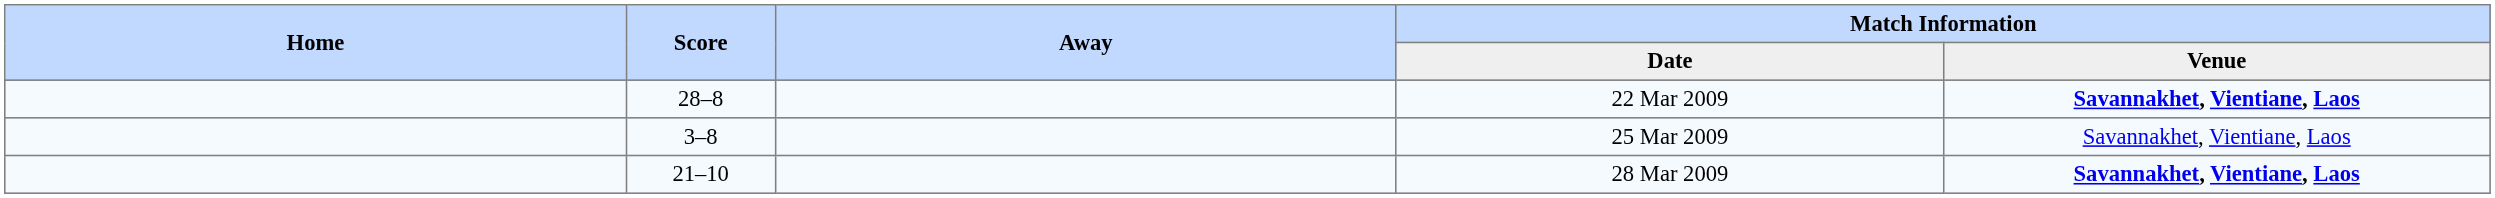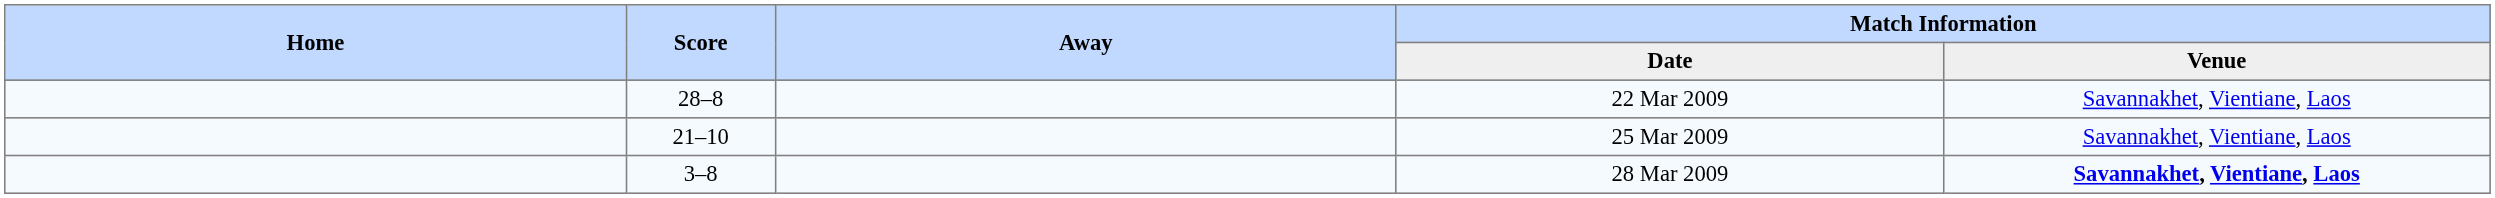(2217, 98) bold -> (2217, 98) normal
(701, 136) 3–8 -> (701, 136) 21–10
(701, 174) 21–10 -> (701, 174) 3–8
